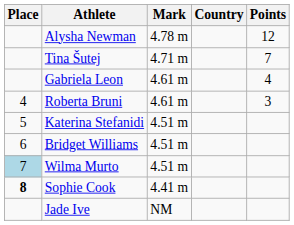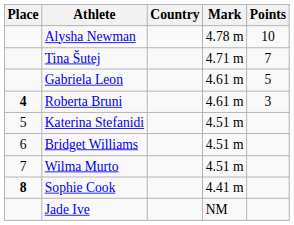columns swapped: (219, 15) <-> (169, 15)
(268, 36) 12 -> (268, 36) 10
(268, 79) 4 -> (268, 79) 5
(23, 101) normal -> (23, 101) bold
(23, 166) lightblue background -> (23, 166) no background
